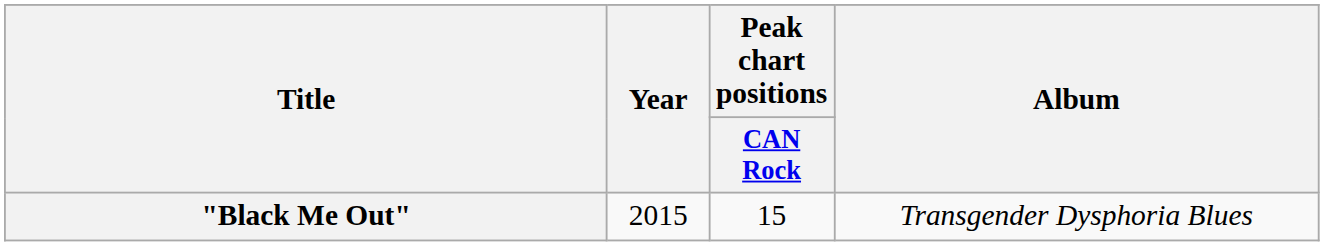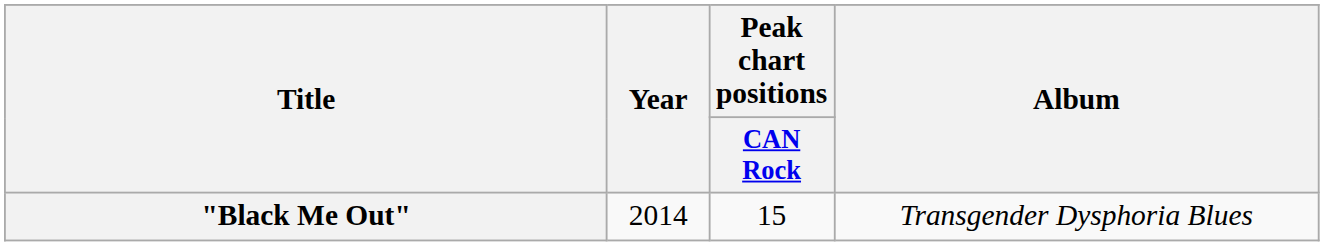(658, 215) 2015 -> (658, 215) 2014
